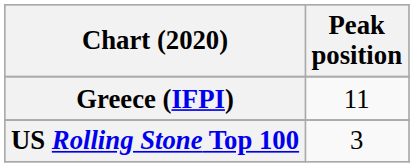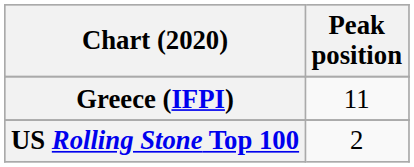(357, 140) 3 -> (357, 140) 2
